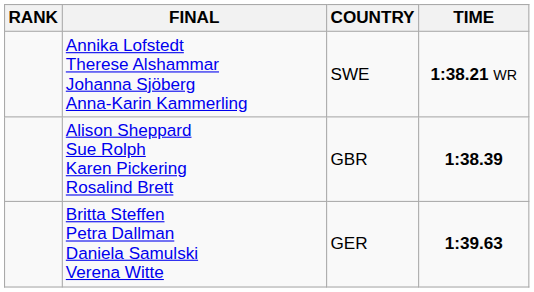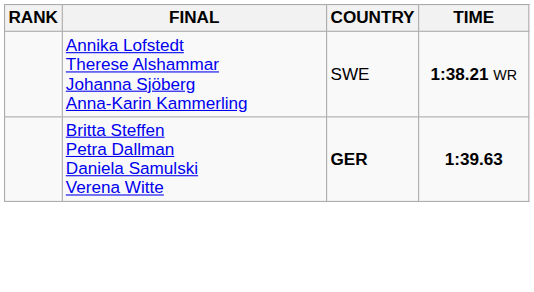- row: (129, 159)
(349, 243) normal -> (349, 159) bold
